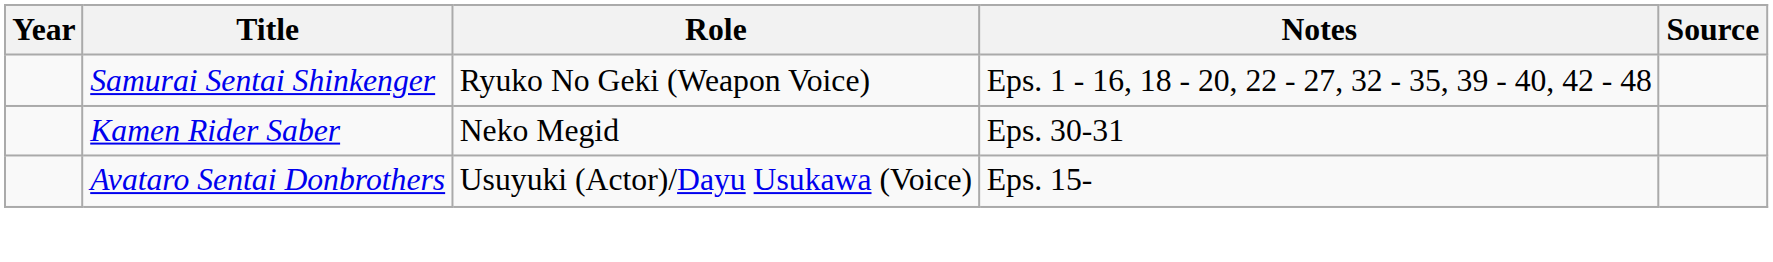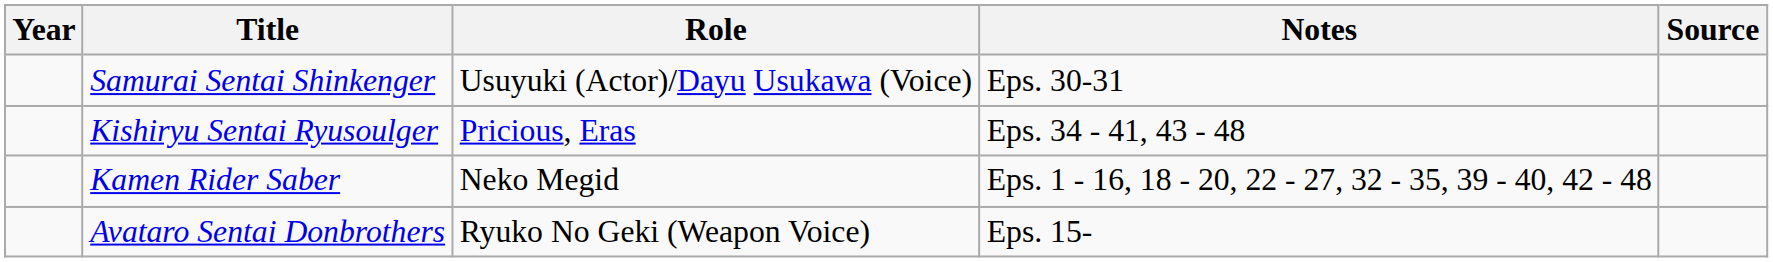(665, 79) Ryuko No Geki (Weapon Voice) -> (716, 79) Usuyuki (Actor)/Dayu Usukawa (Voice)
(1319, 79) Eps. 1 - 16, 18 - 20, 22 - 27, 32 - 35, 39 - 40, 42 - 48 -> (1055, 79) Eps. 30-31
+ row: (264, 130)
(1055, 130) Eps. 30-31 -> (1319, 180) Eps. 1 - 16, 18 - 20, 22 - 27, 32 - 35, 39 - 40, 42 - 48
(716, 180) Usuyuki (Actor)/Dayu Usukawa (Voice) -> (665, 230) Ryuko No Geki (Weapon Voice)
